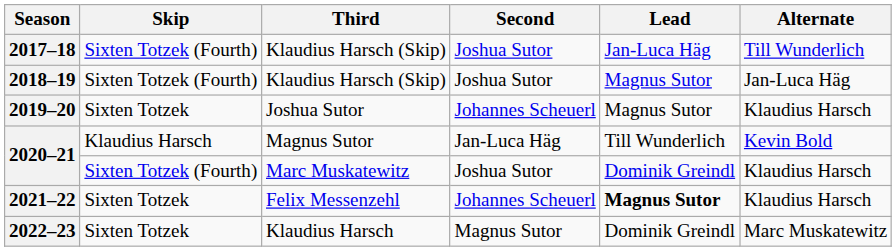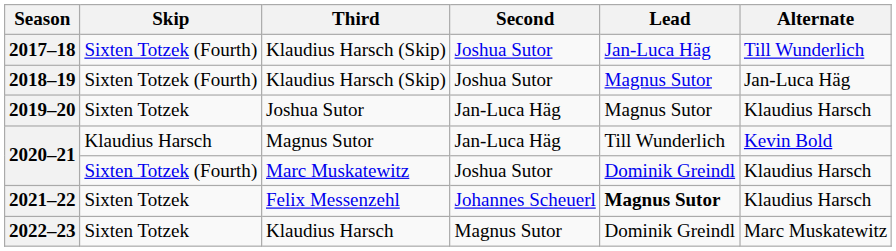(525, 110) Johannes Scheuerl -> (508, 110) Jan-Luca Häg
